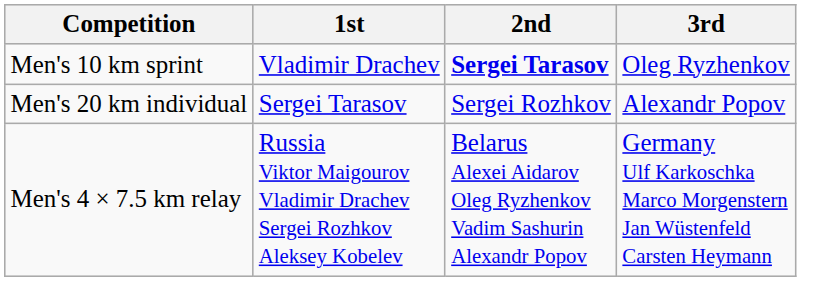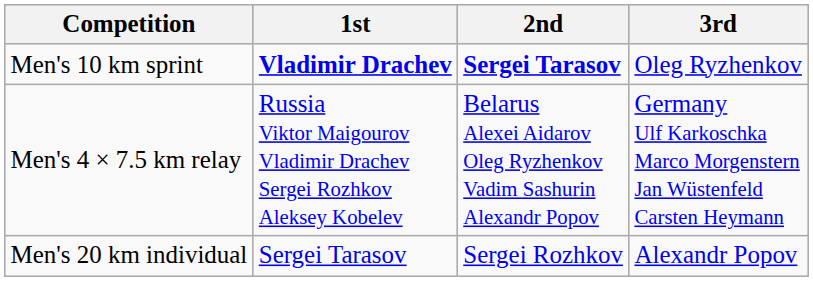(349, 63) normal -> (355, 63) bold
rows swapped: (129, 103) <-> (126, 199)
